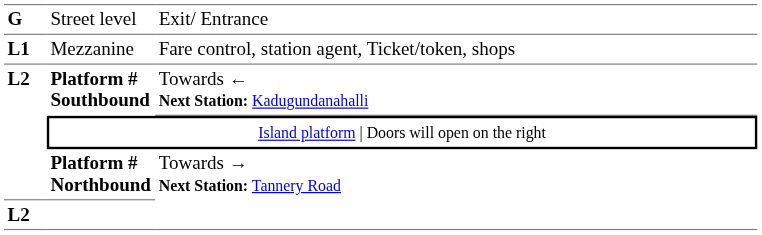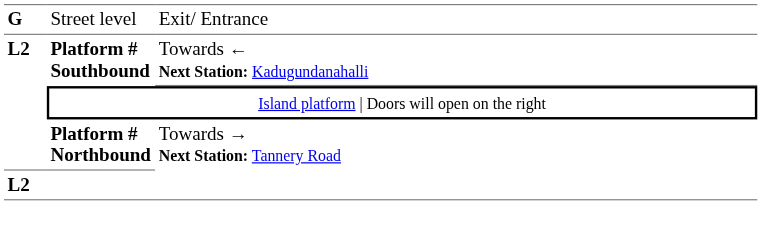- row: (92, 49)
